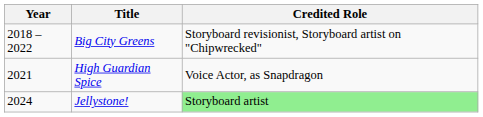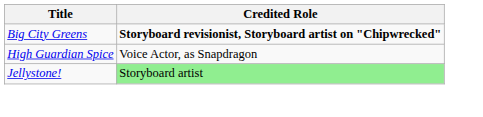- column: (38, 14)
(293, 41) normal -> (280, 34) bold
